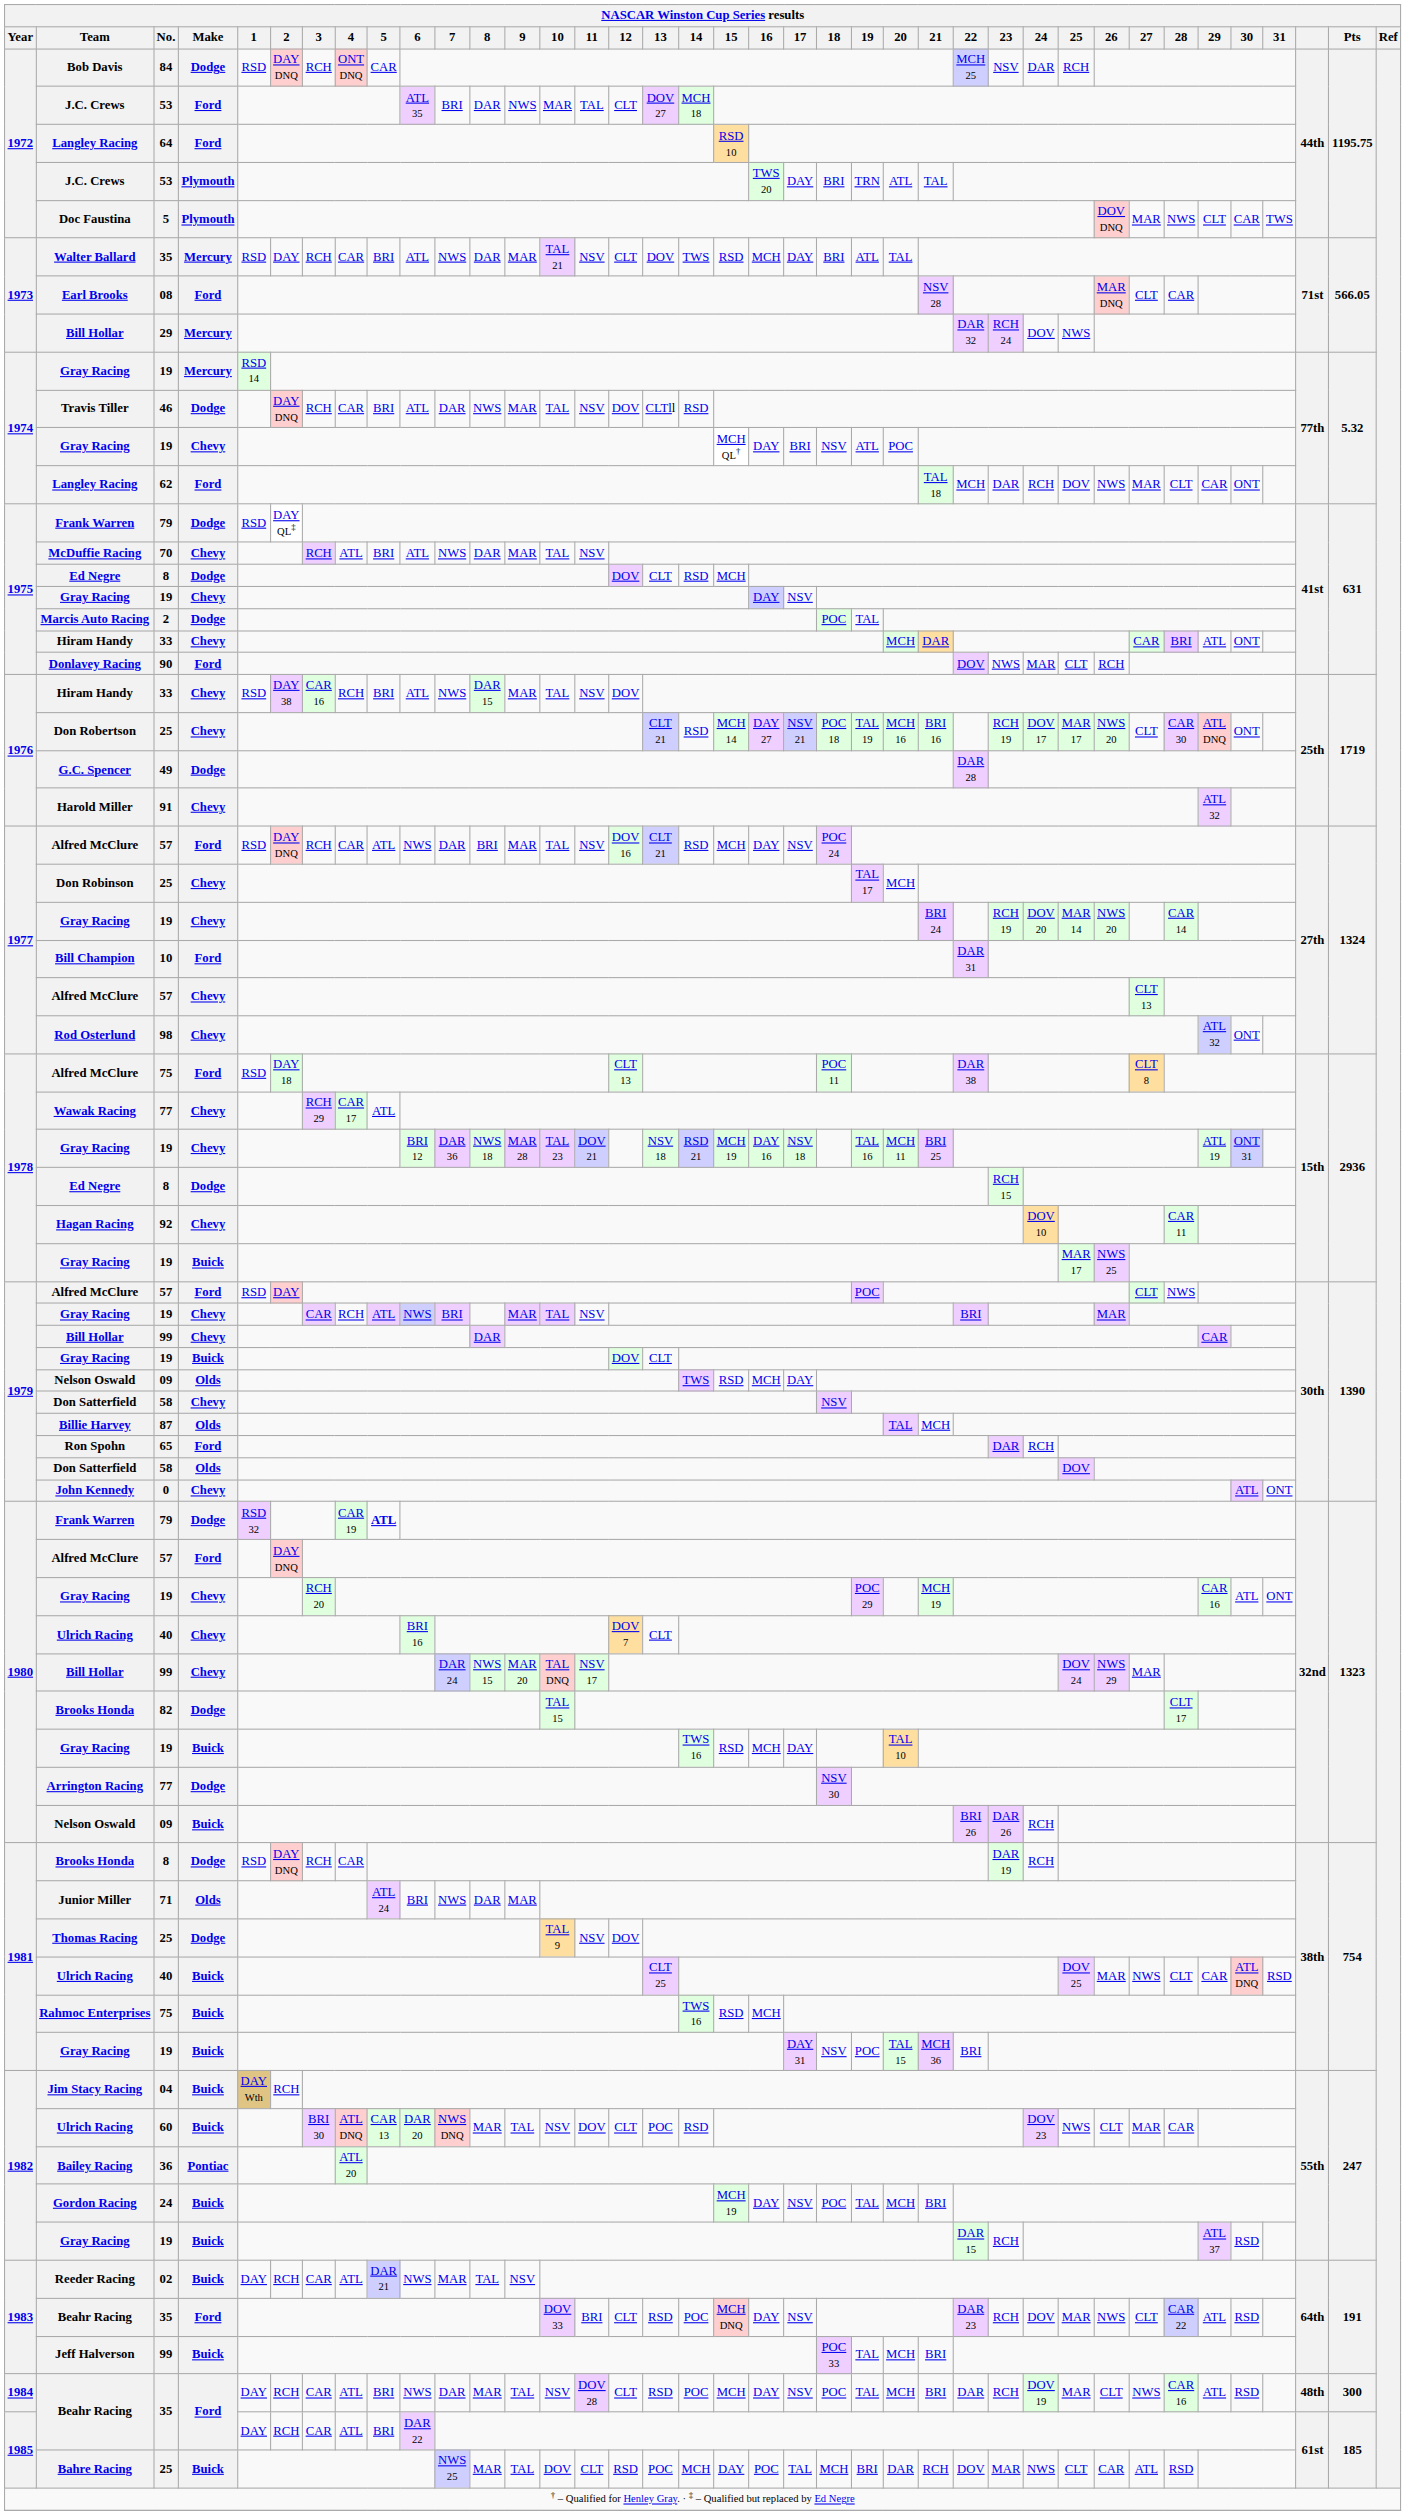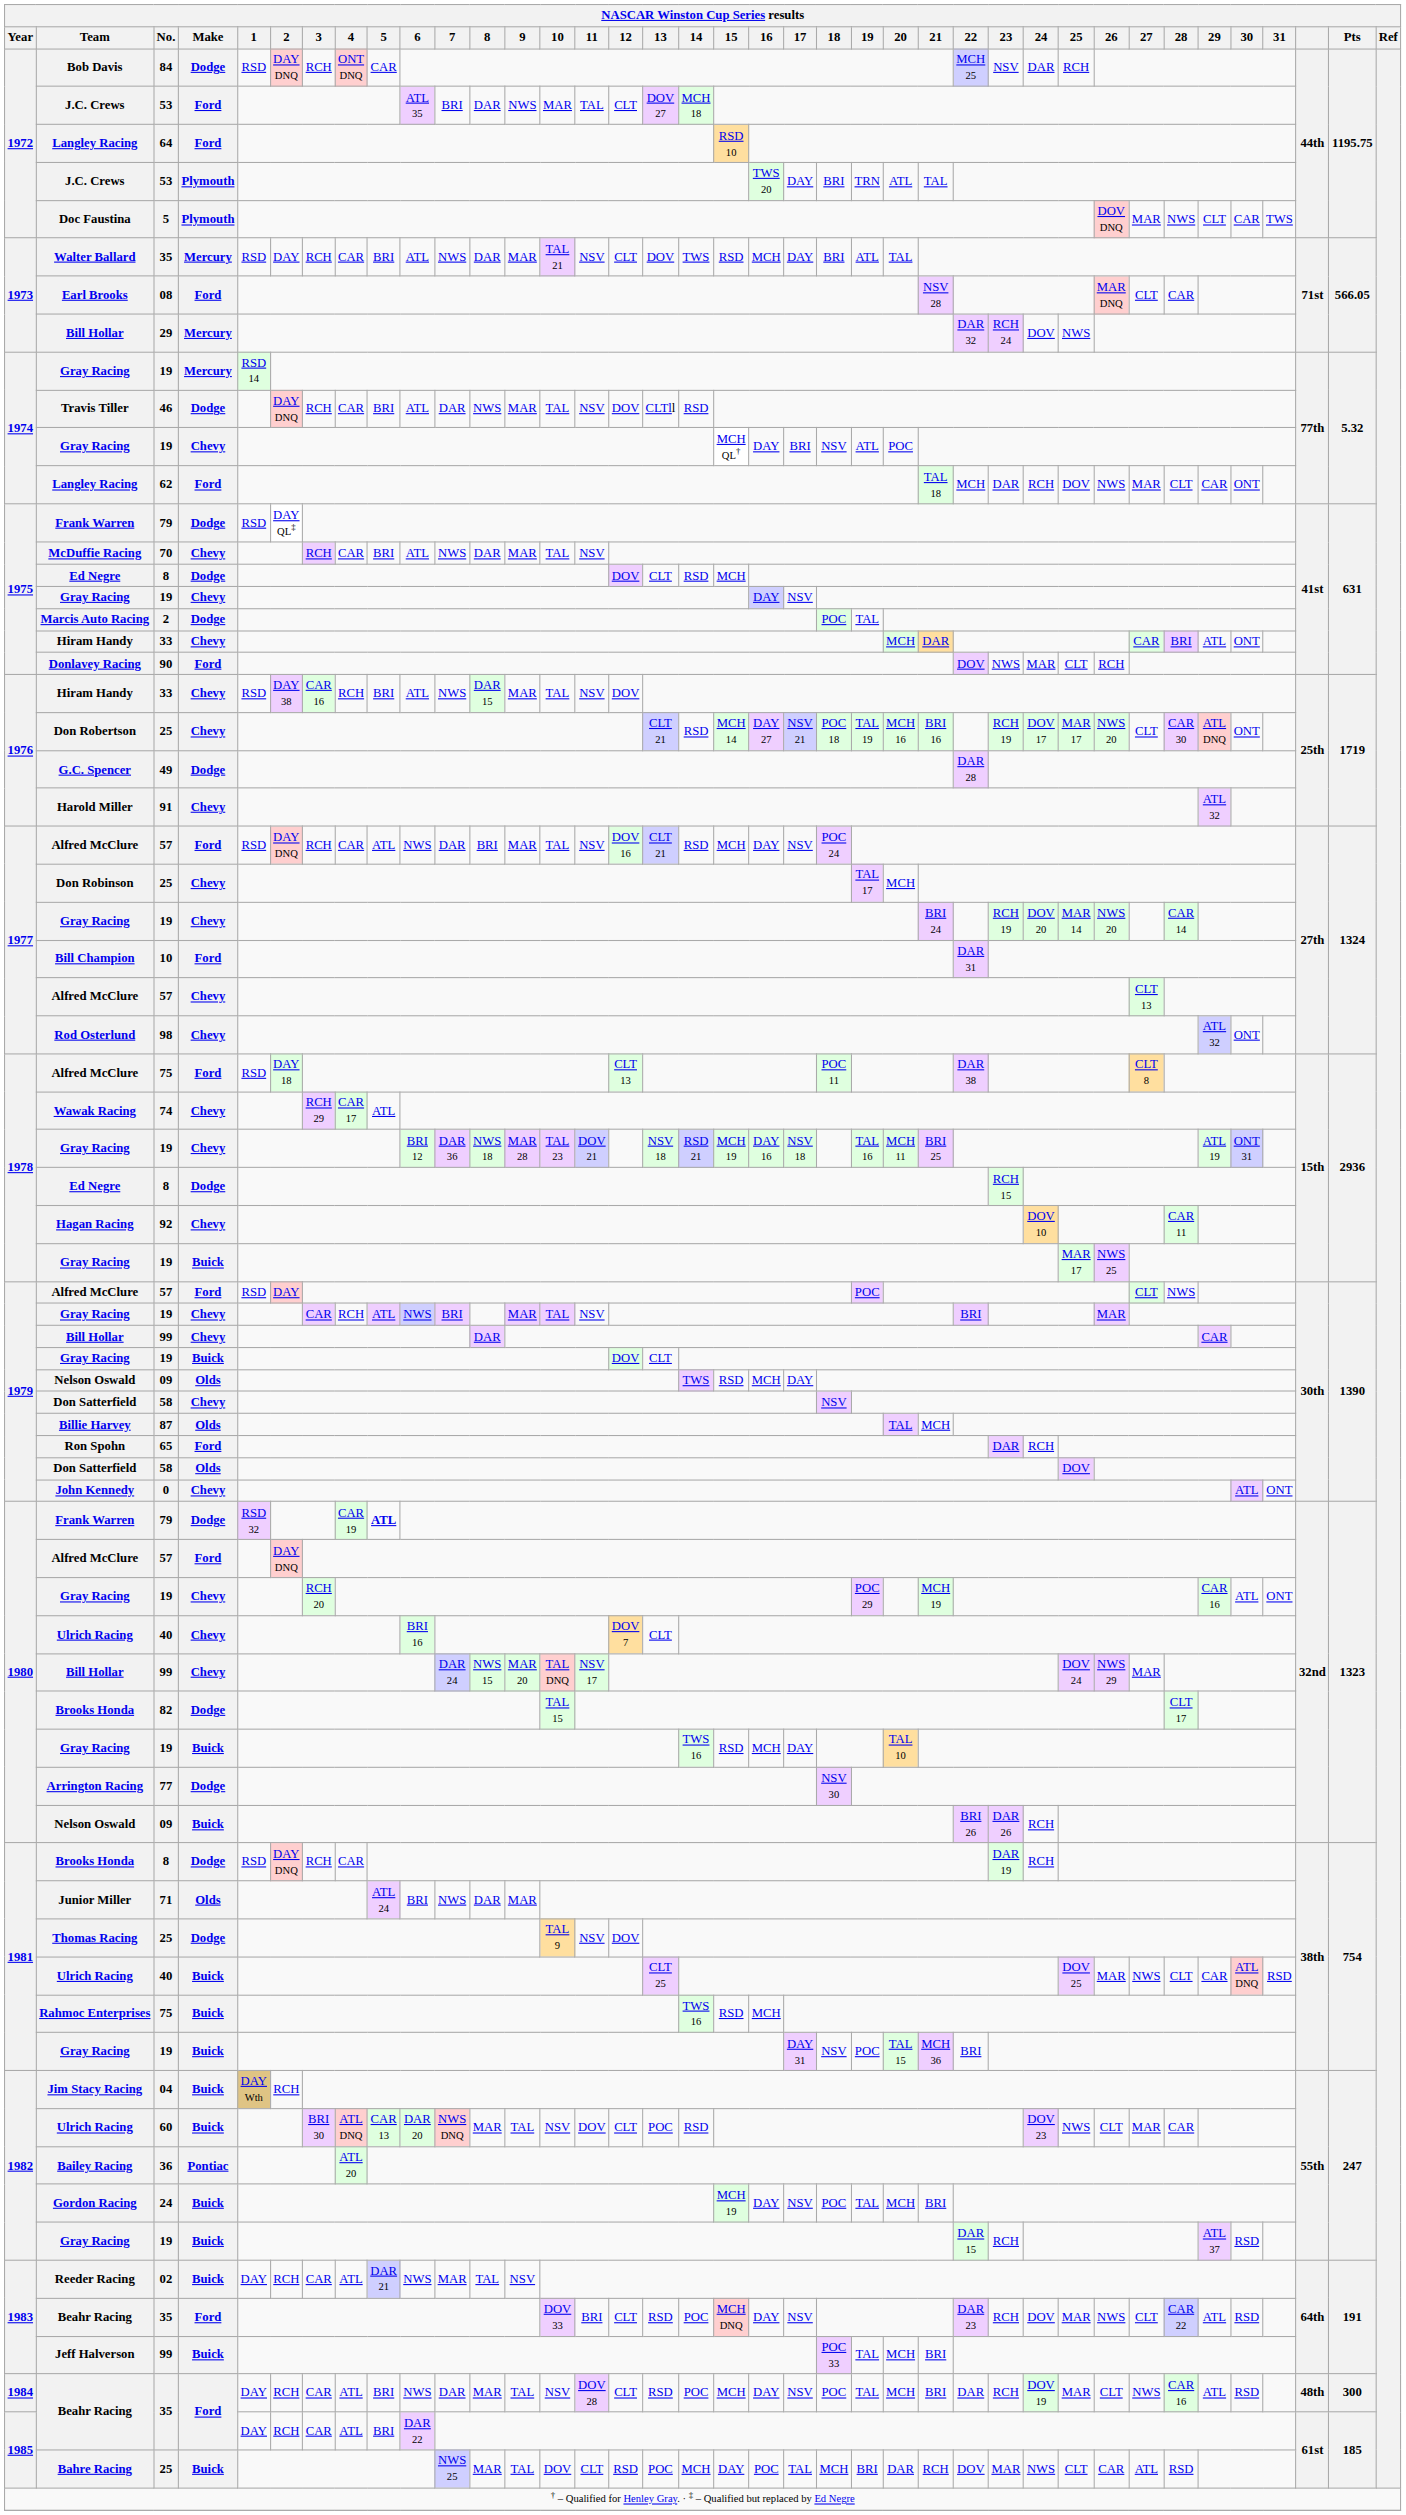(351, 553) ATL -> (351, 553) CAR
(166, 1110) 77 -> (166, 1110) 74
